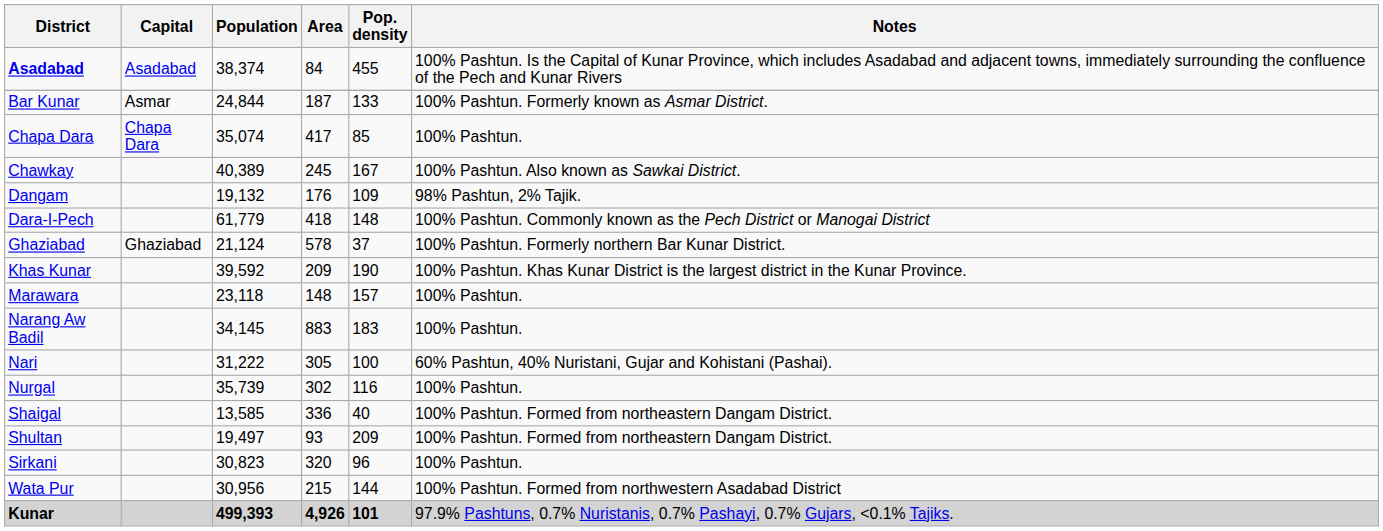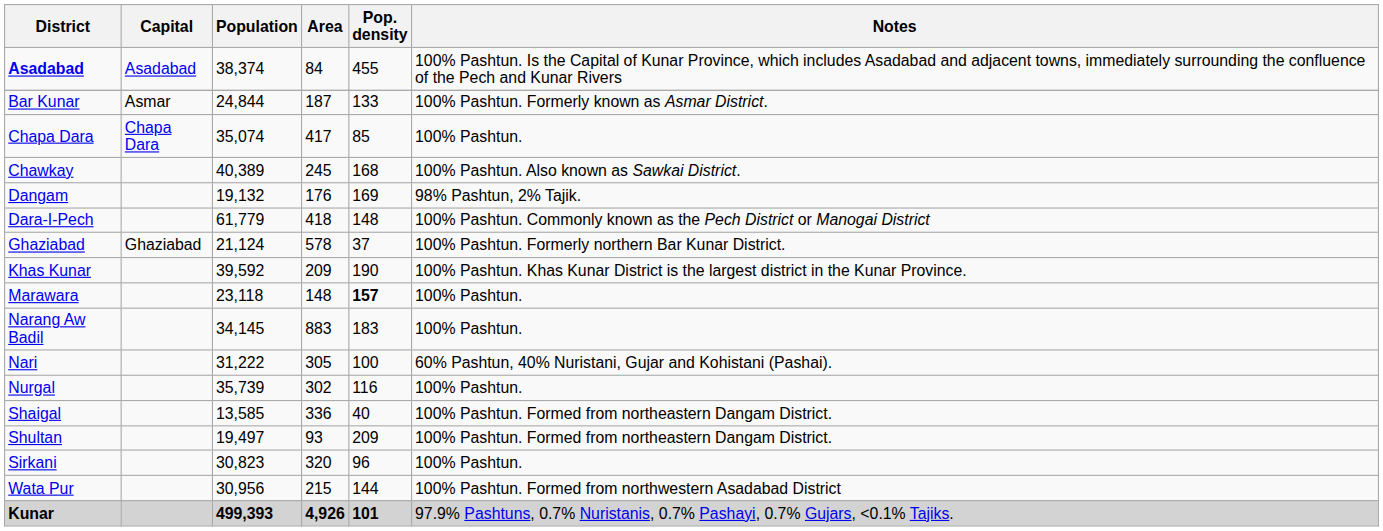(365, 170) 167 -> (365, 170) 168
(365, 195) 109 -> (365, 195) 169
(365, 295) normal -> (365, 295) bold
